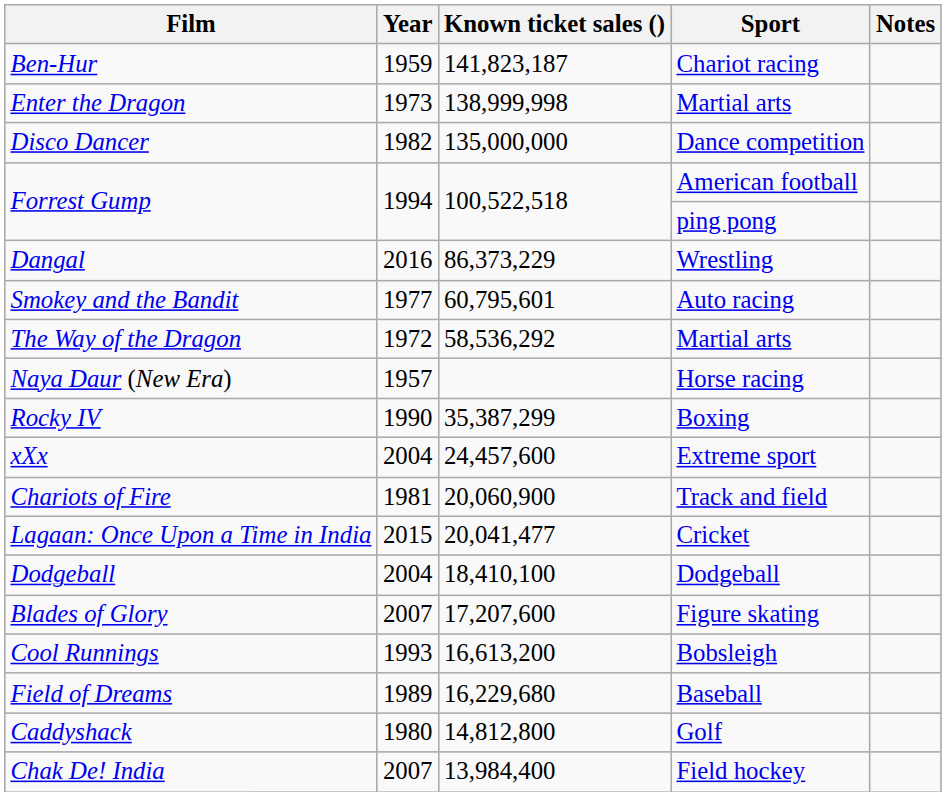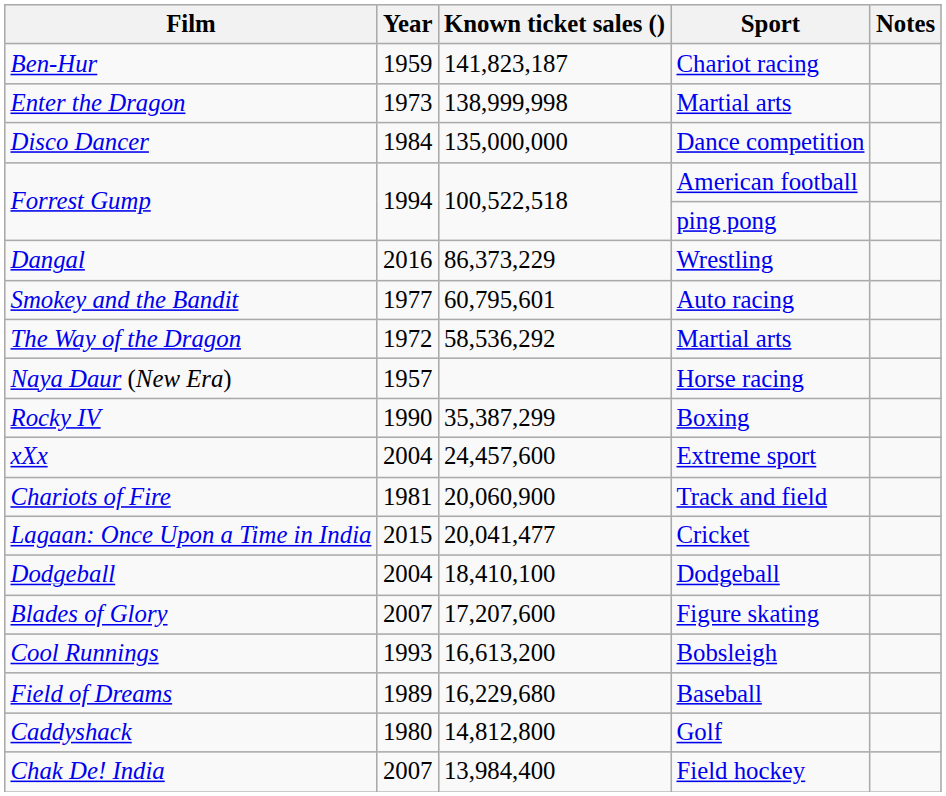(408, 142) 1982 -> (408, 142) 1984
